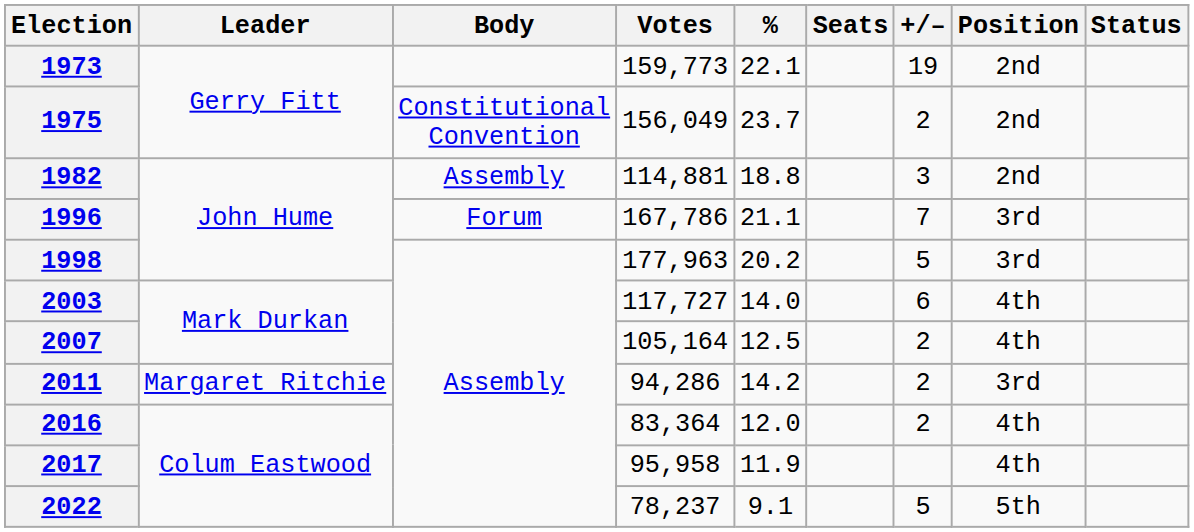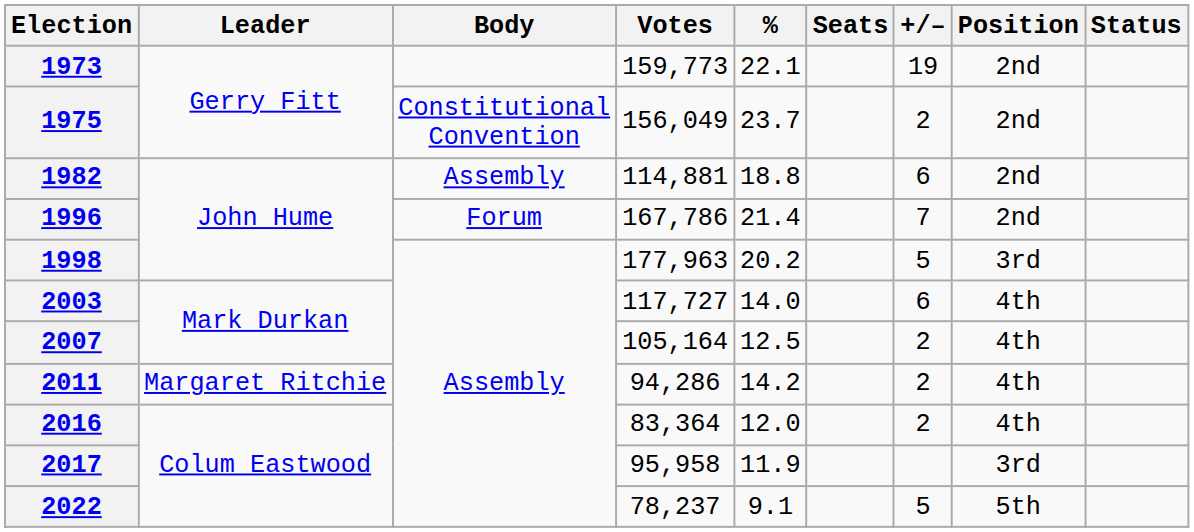(923, 178) 3 -> (923, 178) 6
(770, 219) 21.1 -> (770, 219) 21.4
(1018, 219) 3rd -> (1018, 219) 2nd
(1018, 383) 3rd -> (1018, 383) 4th
(1018, 466) 4th -> (1018, 466) 3rd
